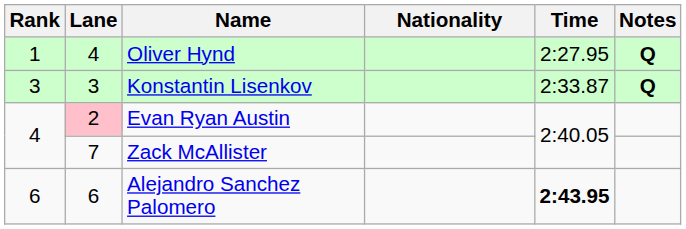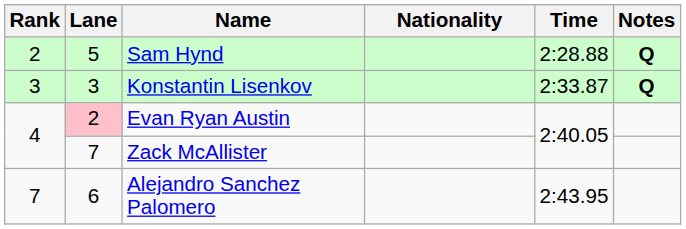- row: (181, 53)
+ row: (175, 53)
(35, 196) 6 -> (35, 196) 7
(575, 196) bold -> (574, 196) normal
